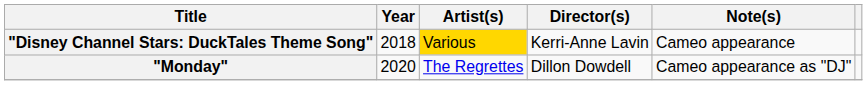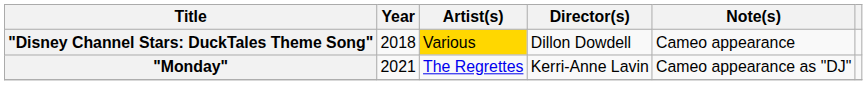(590, 42) Kerri-Anne Lavin -> (581, 42) Dillon Dowdell
(398, 67) 2020 -> (398, 67) 2021
(581, 67) Dillon Dowdell -> (590, 67) Kerri-Anne Lavin
